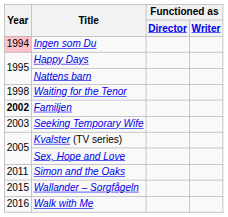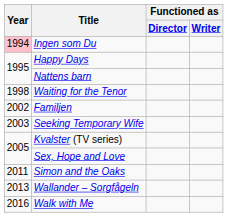(18, 108) bold -> (18, 108) normal
(18, 188) 2015 -> (18, 188) 2013
